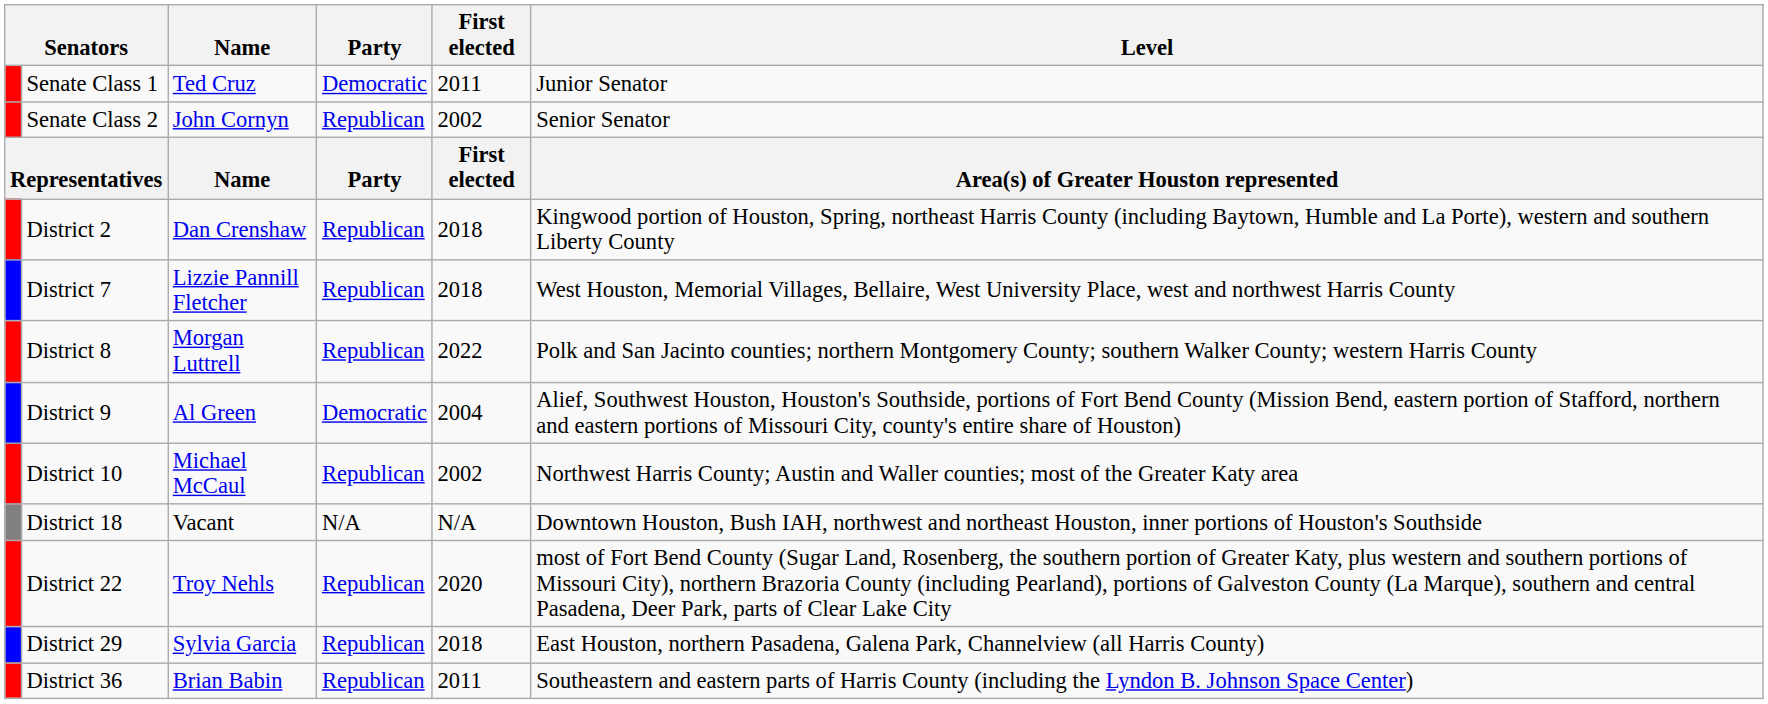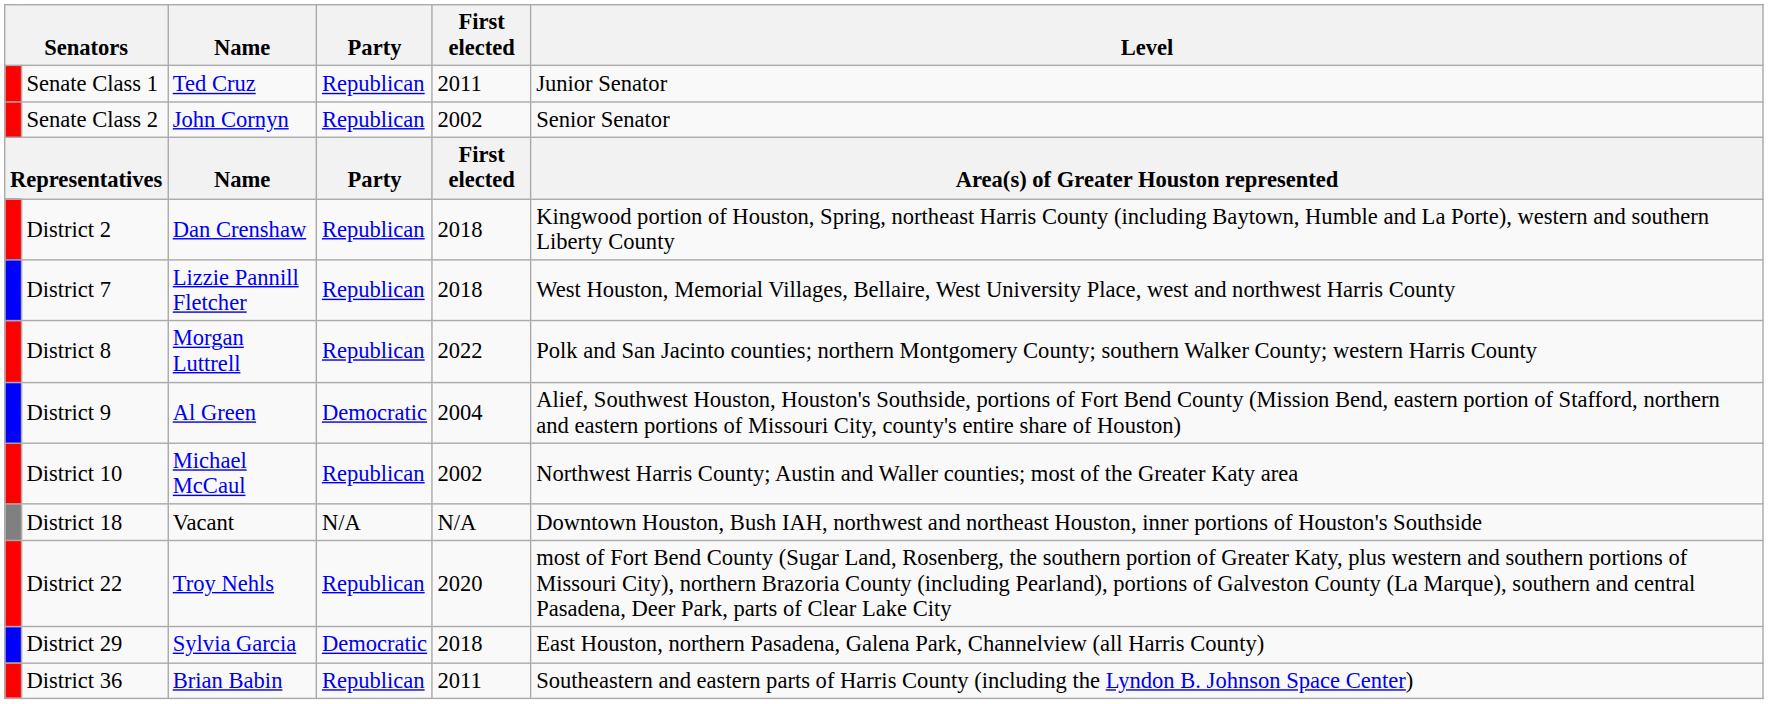(375, 83) Democratic -> (373, 83) Republican
(373, 644) Republican -> (375, 644) Democratic
